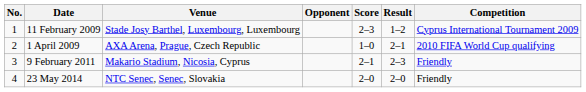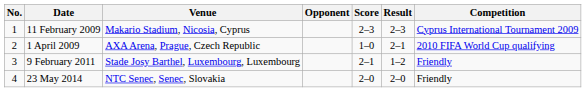(203, 29) Stade Josy Barthel, Luxembourg, Luxembourg -> (178, 29) Makario Stadium, Nicosia, Cyprus
(398, 29) 1–2 -> (398, 29) 2–3
(178, 62) Makario Stadium, Nicosia, Cyprus -> (203, 62) Stade Josy Barthel, Luxembourg, Luxembourg
(398, 62) 2–3 -> (398, 62) 1–2
